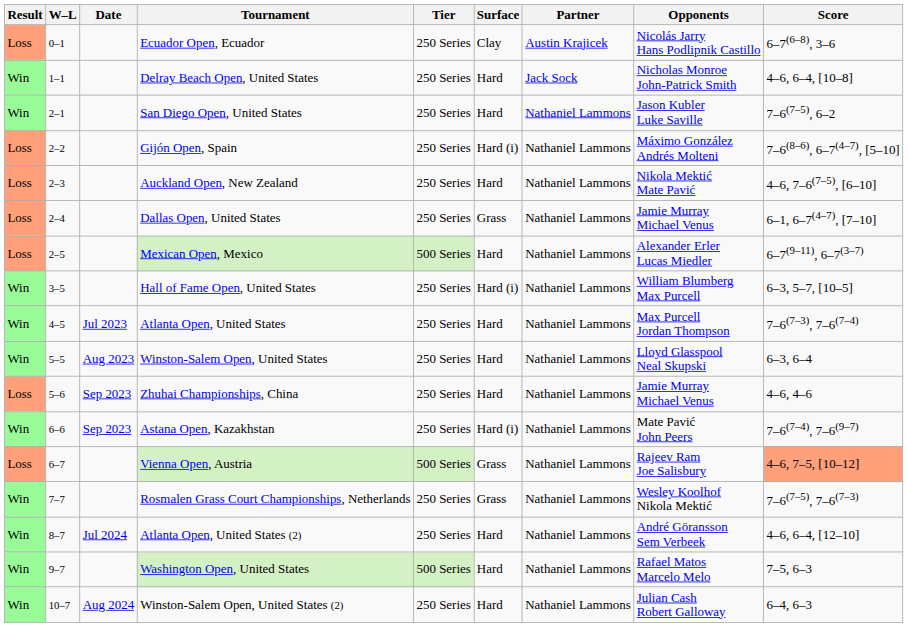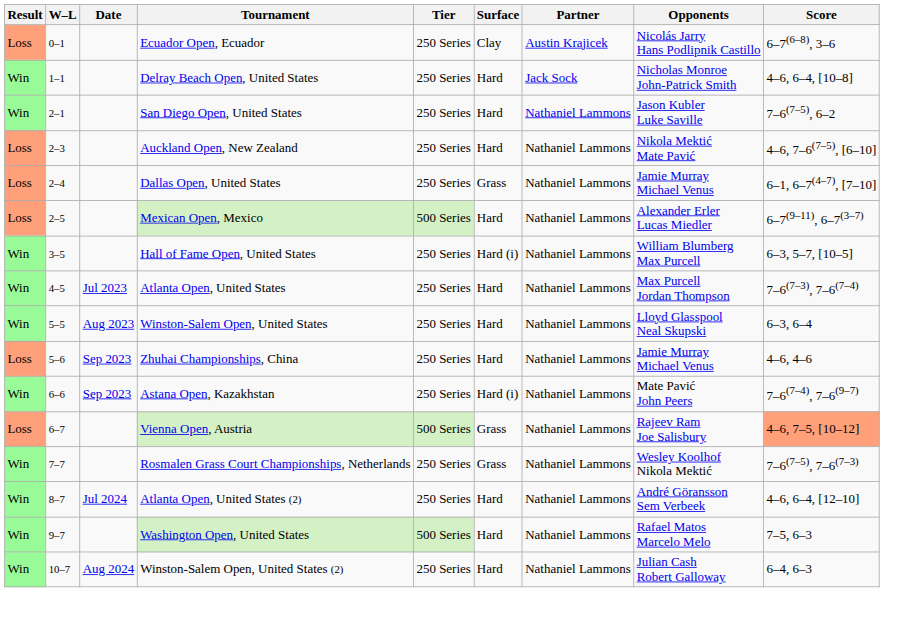- row: (189, 148)
